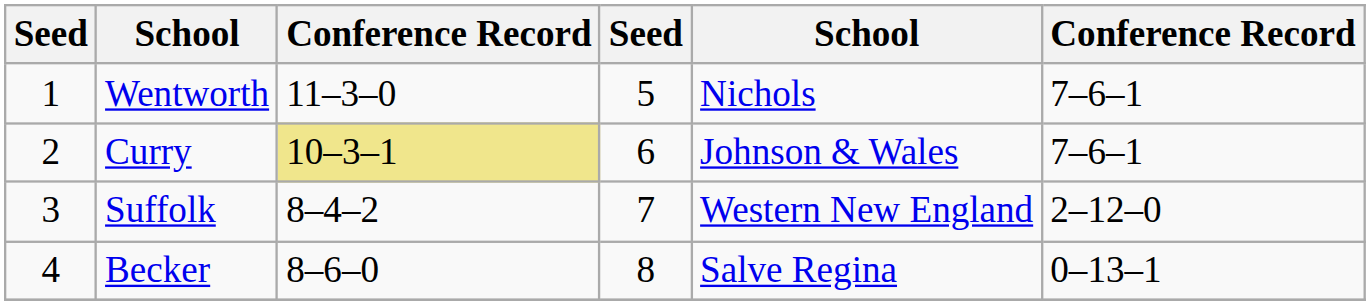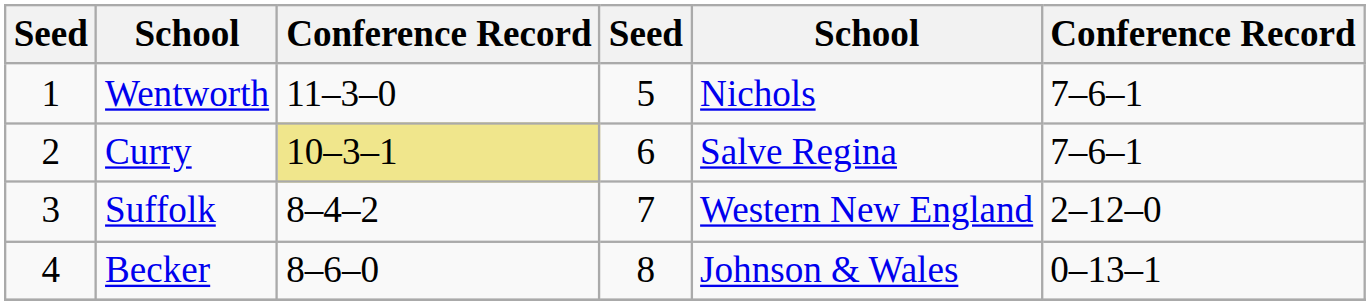(829, 151) Johnson & Wales -> (799, 151) Salve Regina
(799, 269) Salve Regina -> (829, 269) Johnson & Wales
